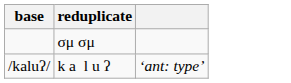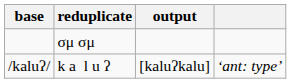+ column: (175, 16)
